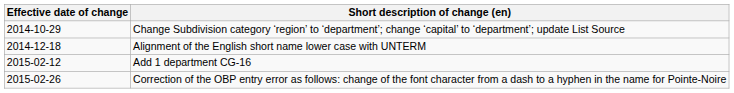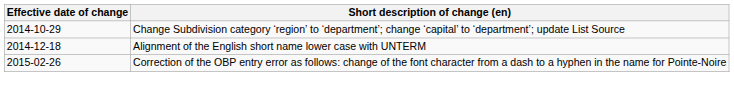- row: (192, 63)
